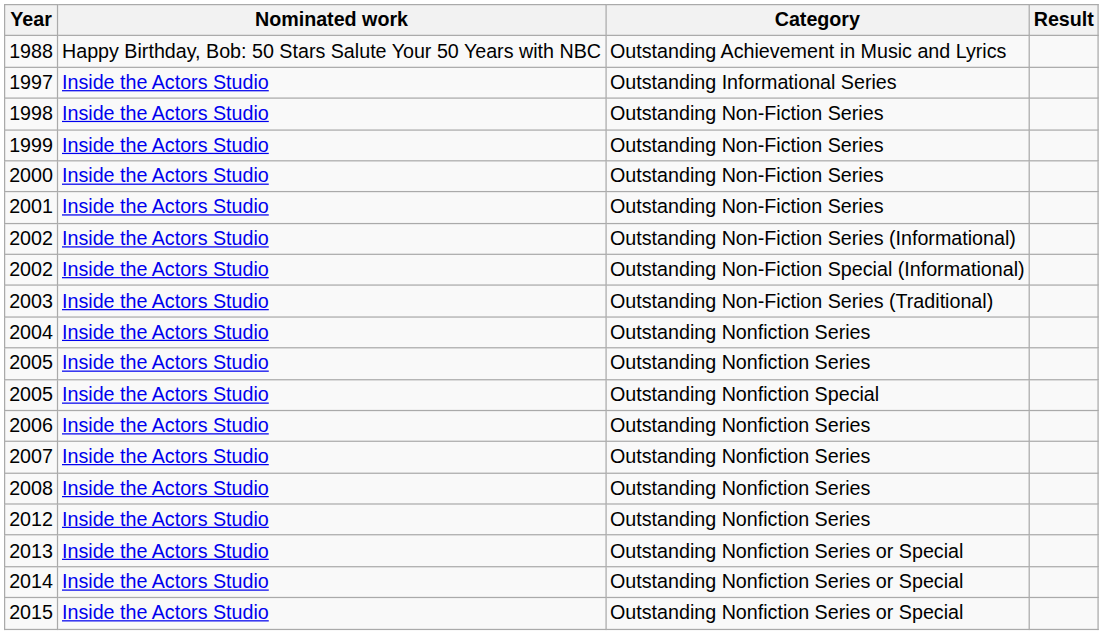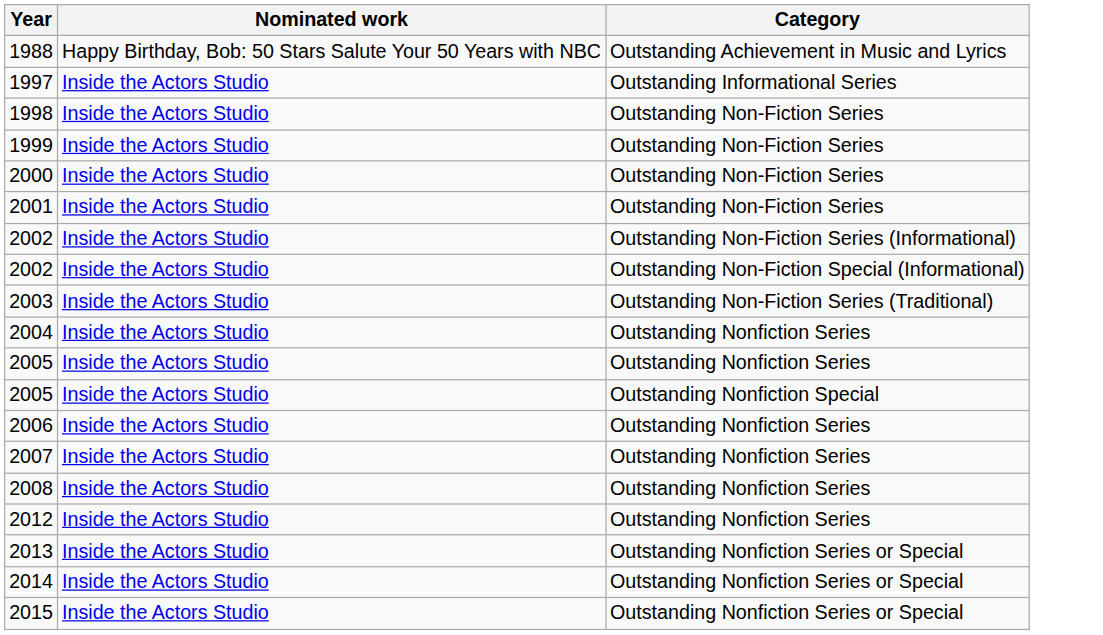- column: (1064, 20)
